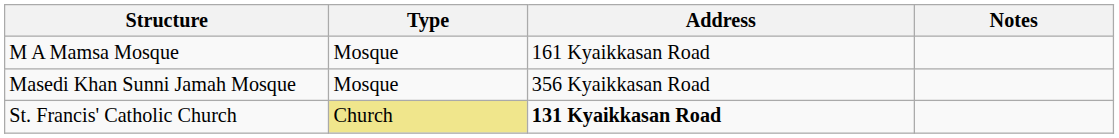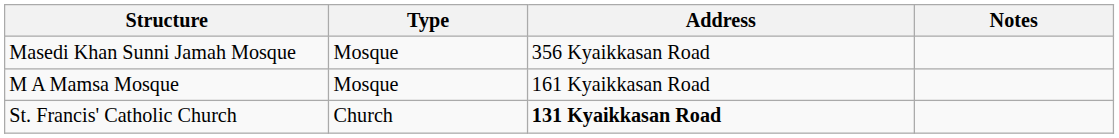rows swapped: (94, 52) <-> (153, 84)
(363, 116) khaki background -> (363, 116) no background
